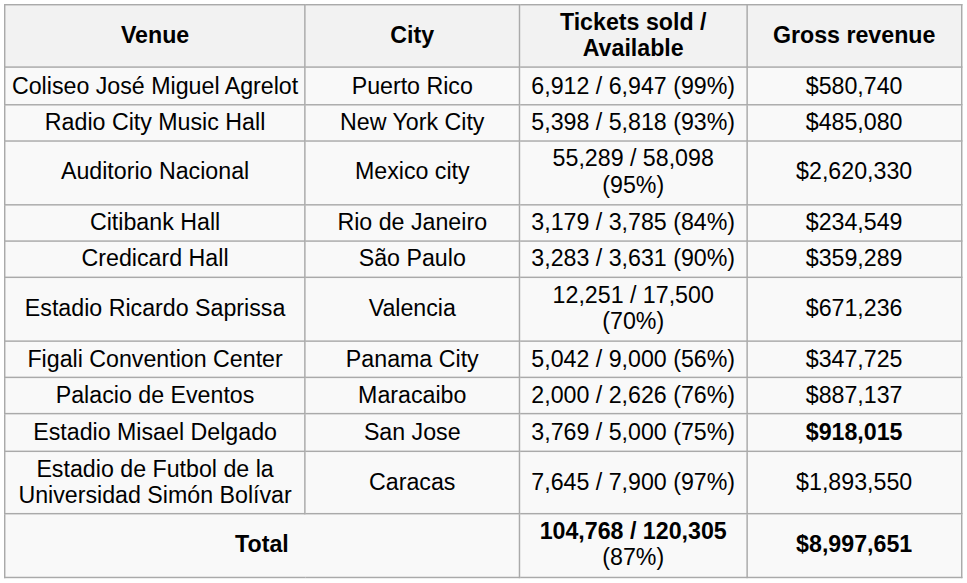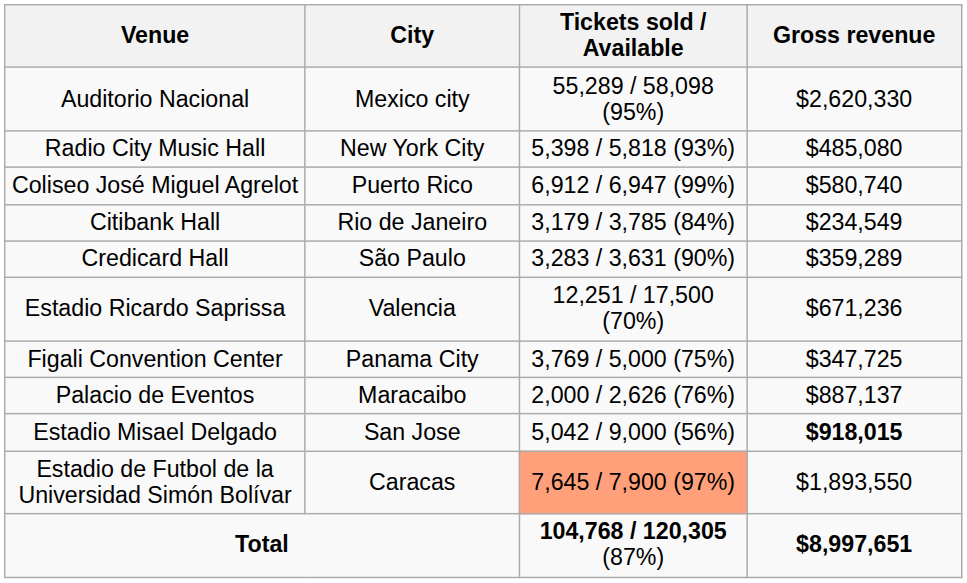rows swapped: (155, 172) <-> (155, 85)
(633, 358) 5,042 / 9,000 (56%) -> (633, 358) 3,769 / 5,000 (75%)
(633, 432) 3,769 / 5,000 (75%) -> (633, 432) 5,042 / 9,000 (56%)
(633, 482) no background -> (633, 482) lightsalmon background
